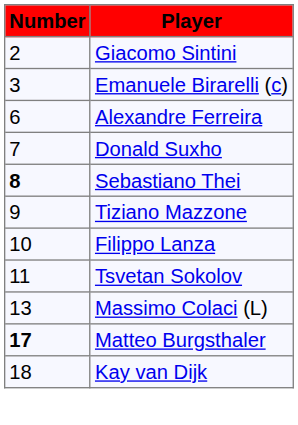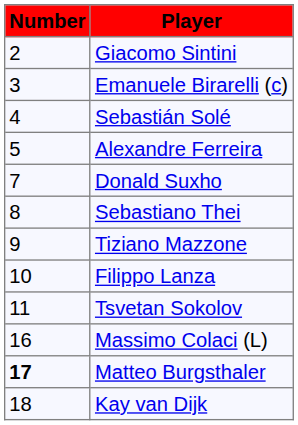+ row: (163, 116)
(15, 116) 6 -> (15, 148) 5
(15, 180) bold -> (15, 212) normal
(21, 308) 13 -> (21, 340) 16
